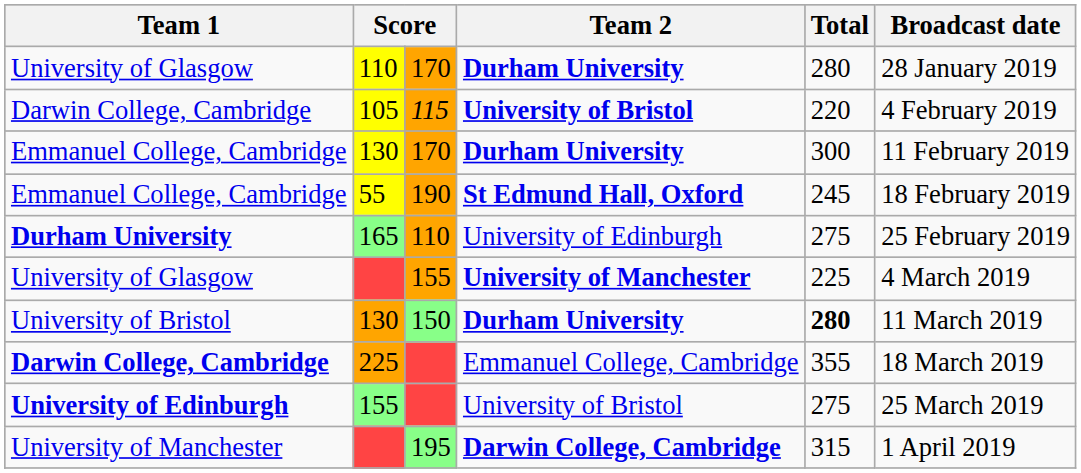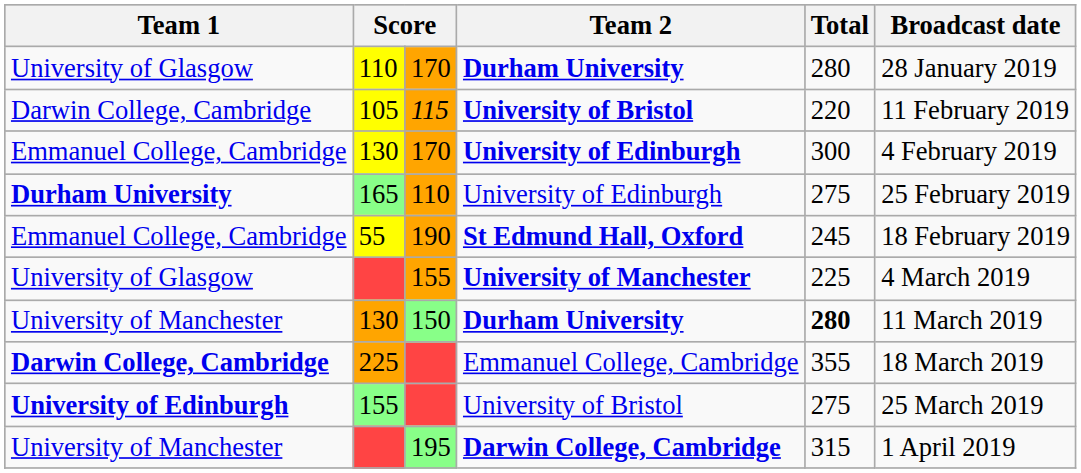(969, 109) 4 February 2019 -> (975, 109) 11 February 2019
(573, 151) Durham University -> (602, 151) University of Edinburgh
(975, 151) 11 February 2019 -> (969, 151) 4 February 2019
rows swapped: (372, 194) <-> (379, 236)
(121, 320) University of Bristol -> (147, 320) University of Manchester
